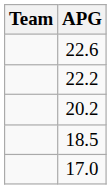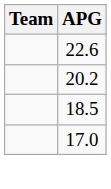- row: (82, 79)
